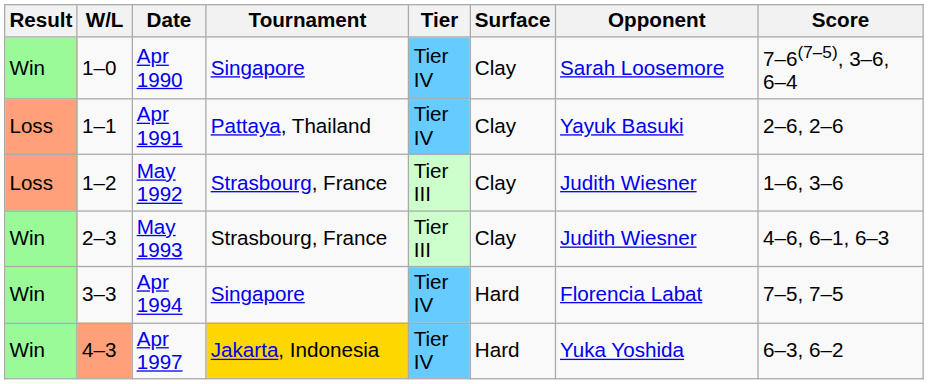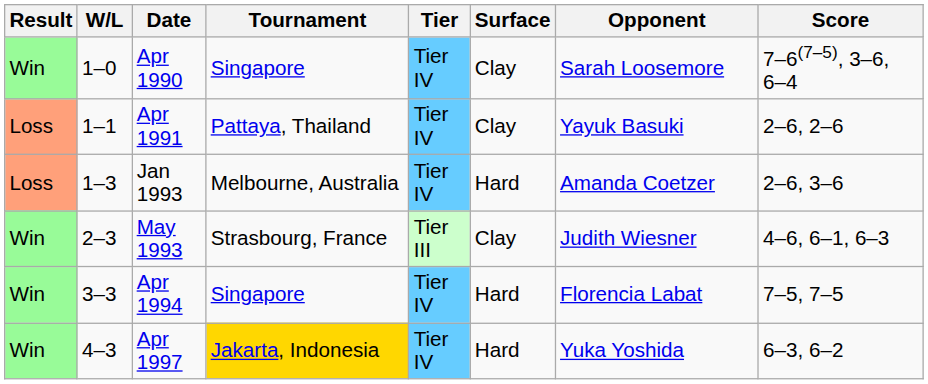- row: (160, 182)
+ row: (160, 182)
(99, 350) lightsalmon background -> (99, 350) no background
